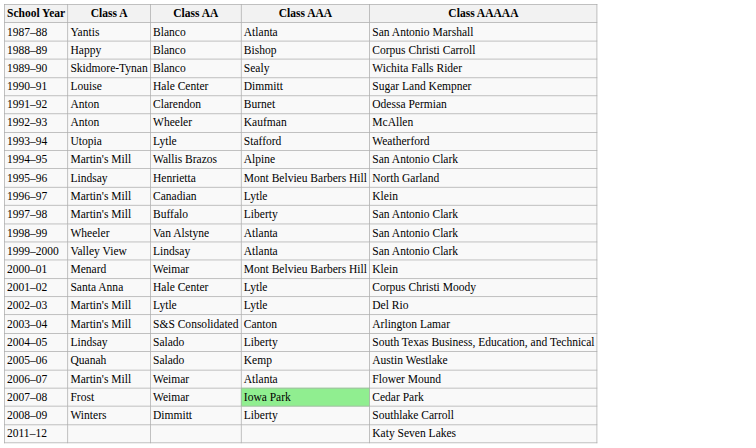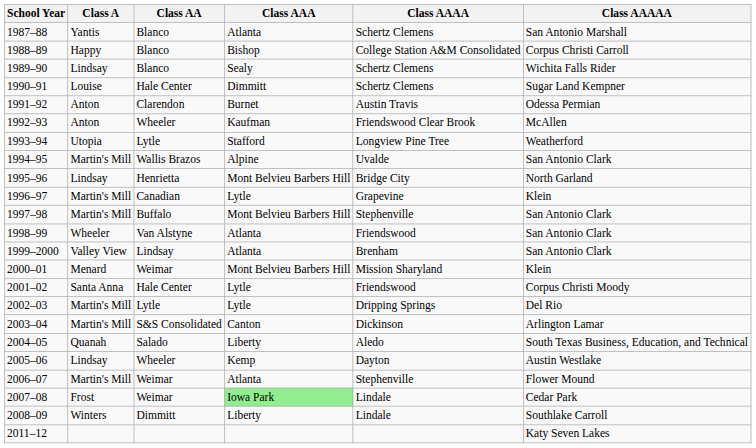+ column: (438, 13)
(109, 68) Skidmore-Tynan -> (89, 68) Lindsay
(261, 214) Liberty -> (289, 214) Mont Belvieu Barbers Hill
(89, 342) Lindsay -> (88, 342) Quanah
(88, 360) Quanah -> (89, 360) Lindsay
(169, 360) Salado -> (156, 360) Wheeler
